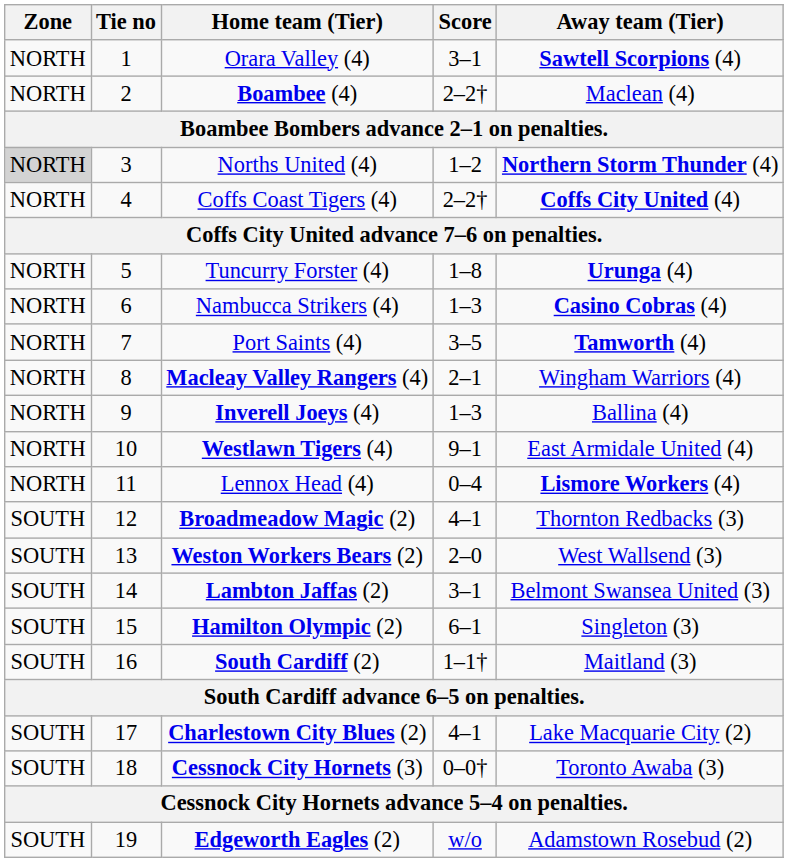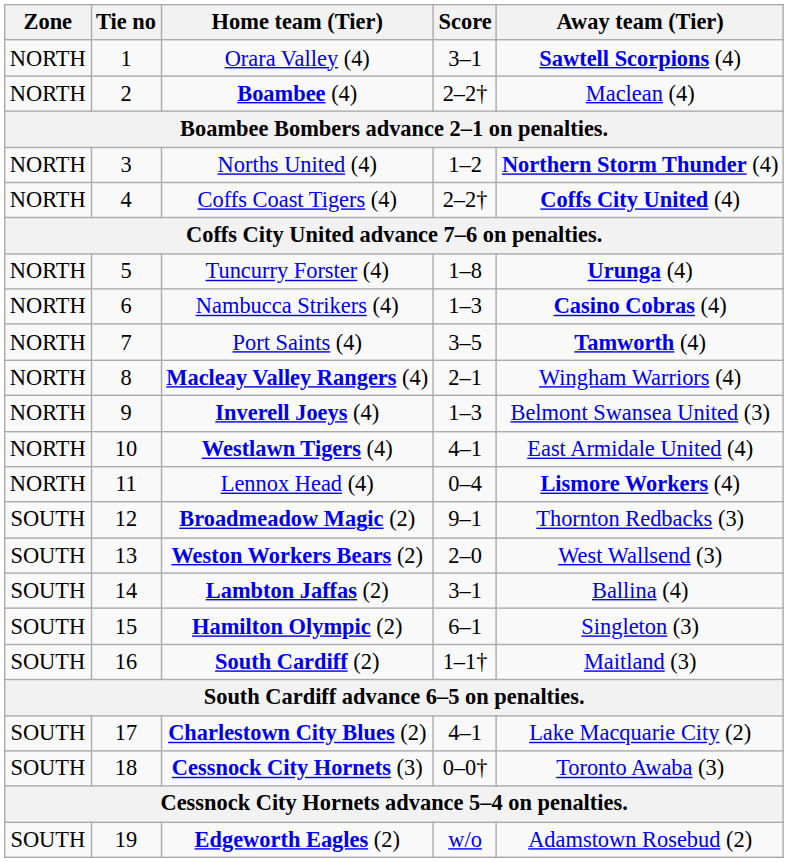(48, 164) lightgrey background -> (48, 164) no background
(640, 413) Ballina (4) -> (640, 413) Belmont Swansea United (3)
(465, 448) 9–1 -> (465, 448) 4–1
(465, 519) 4–1 -> (465, 519) 9–1
(640, 590) Belmont Swansea United (3) -> (640, 590) Ballina (4)
